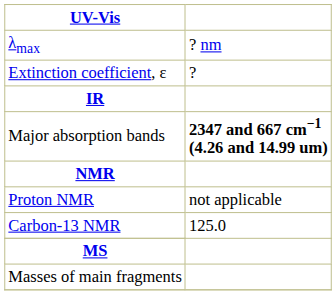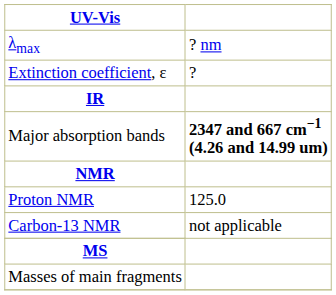(235, 199) not applicable -> (208, 199) 125.0
(208, 224) 125.0 -> (235, 224) not applicable
